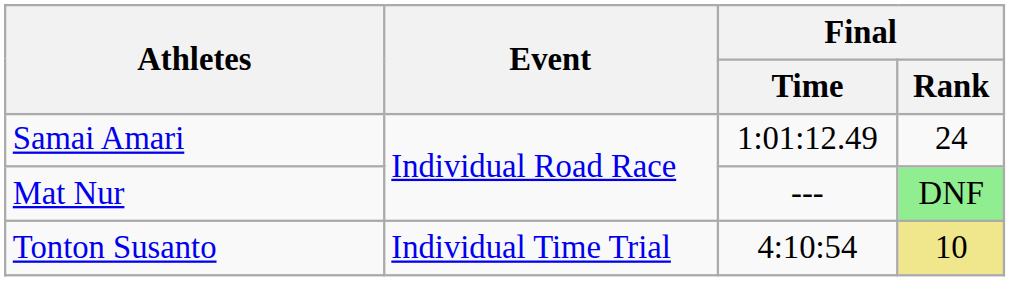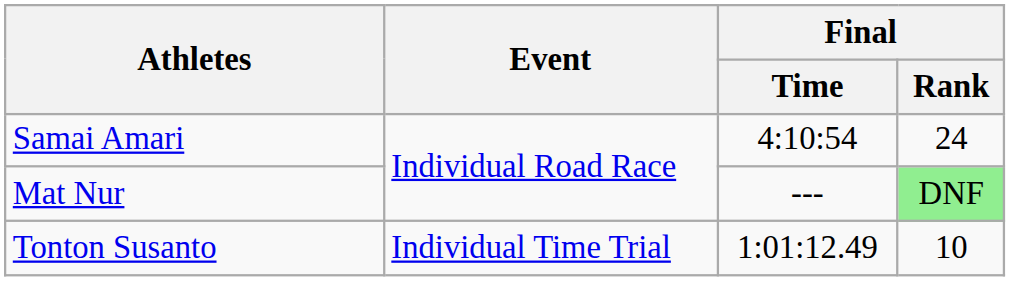(807, 139) 1:01:12.49 -> (807, 139) 4:10:54
(807, 247) 4:10:54 -> (807, 247) 1:01:12.49
(951, 247) khaki background -> (951, 247) no background
